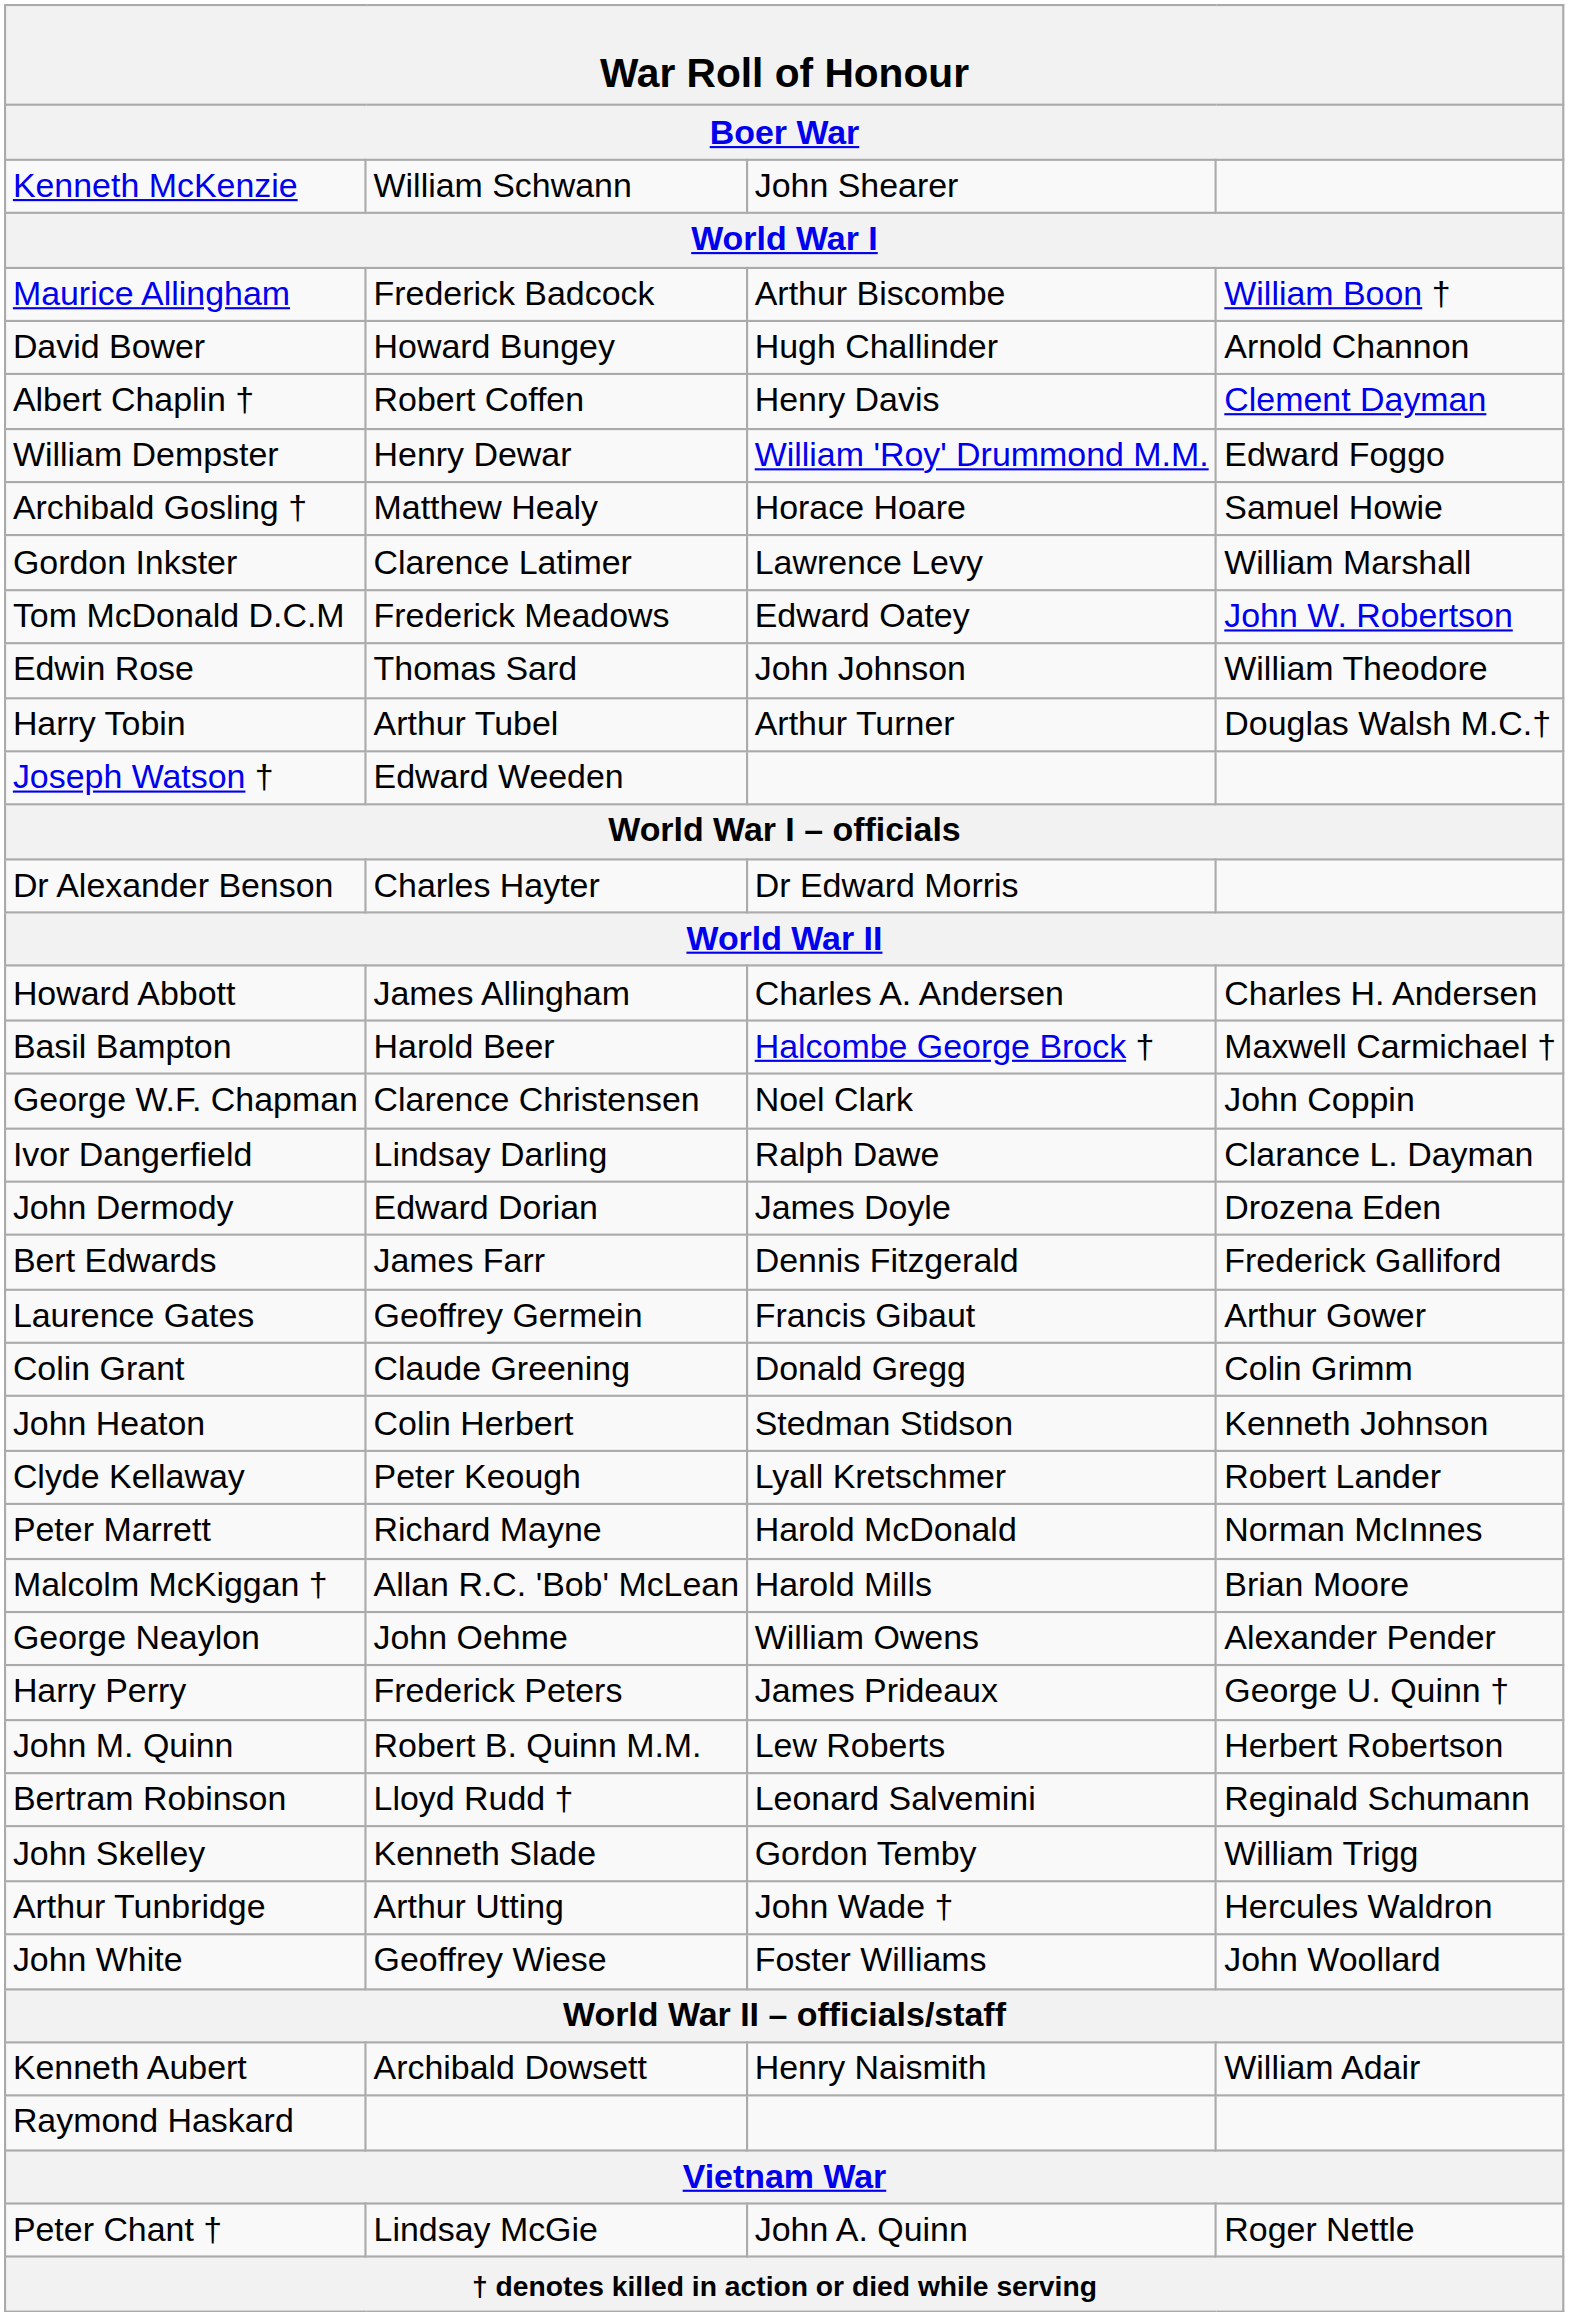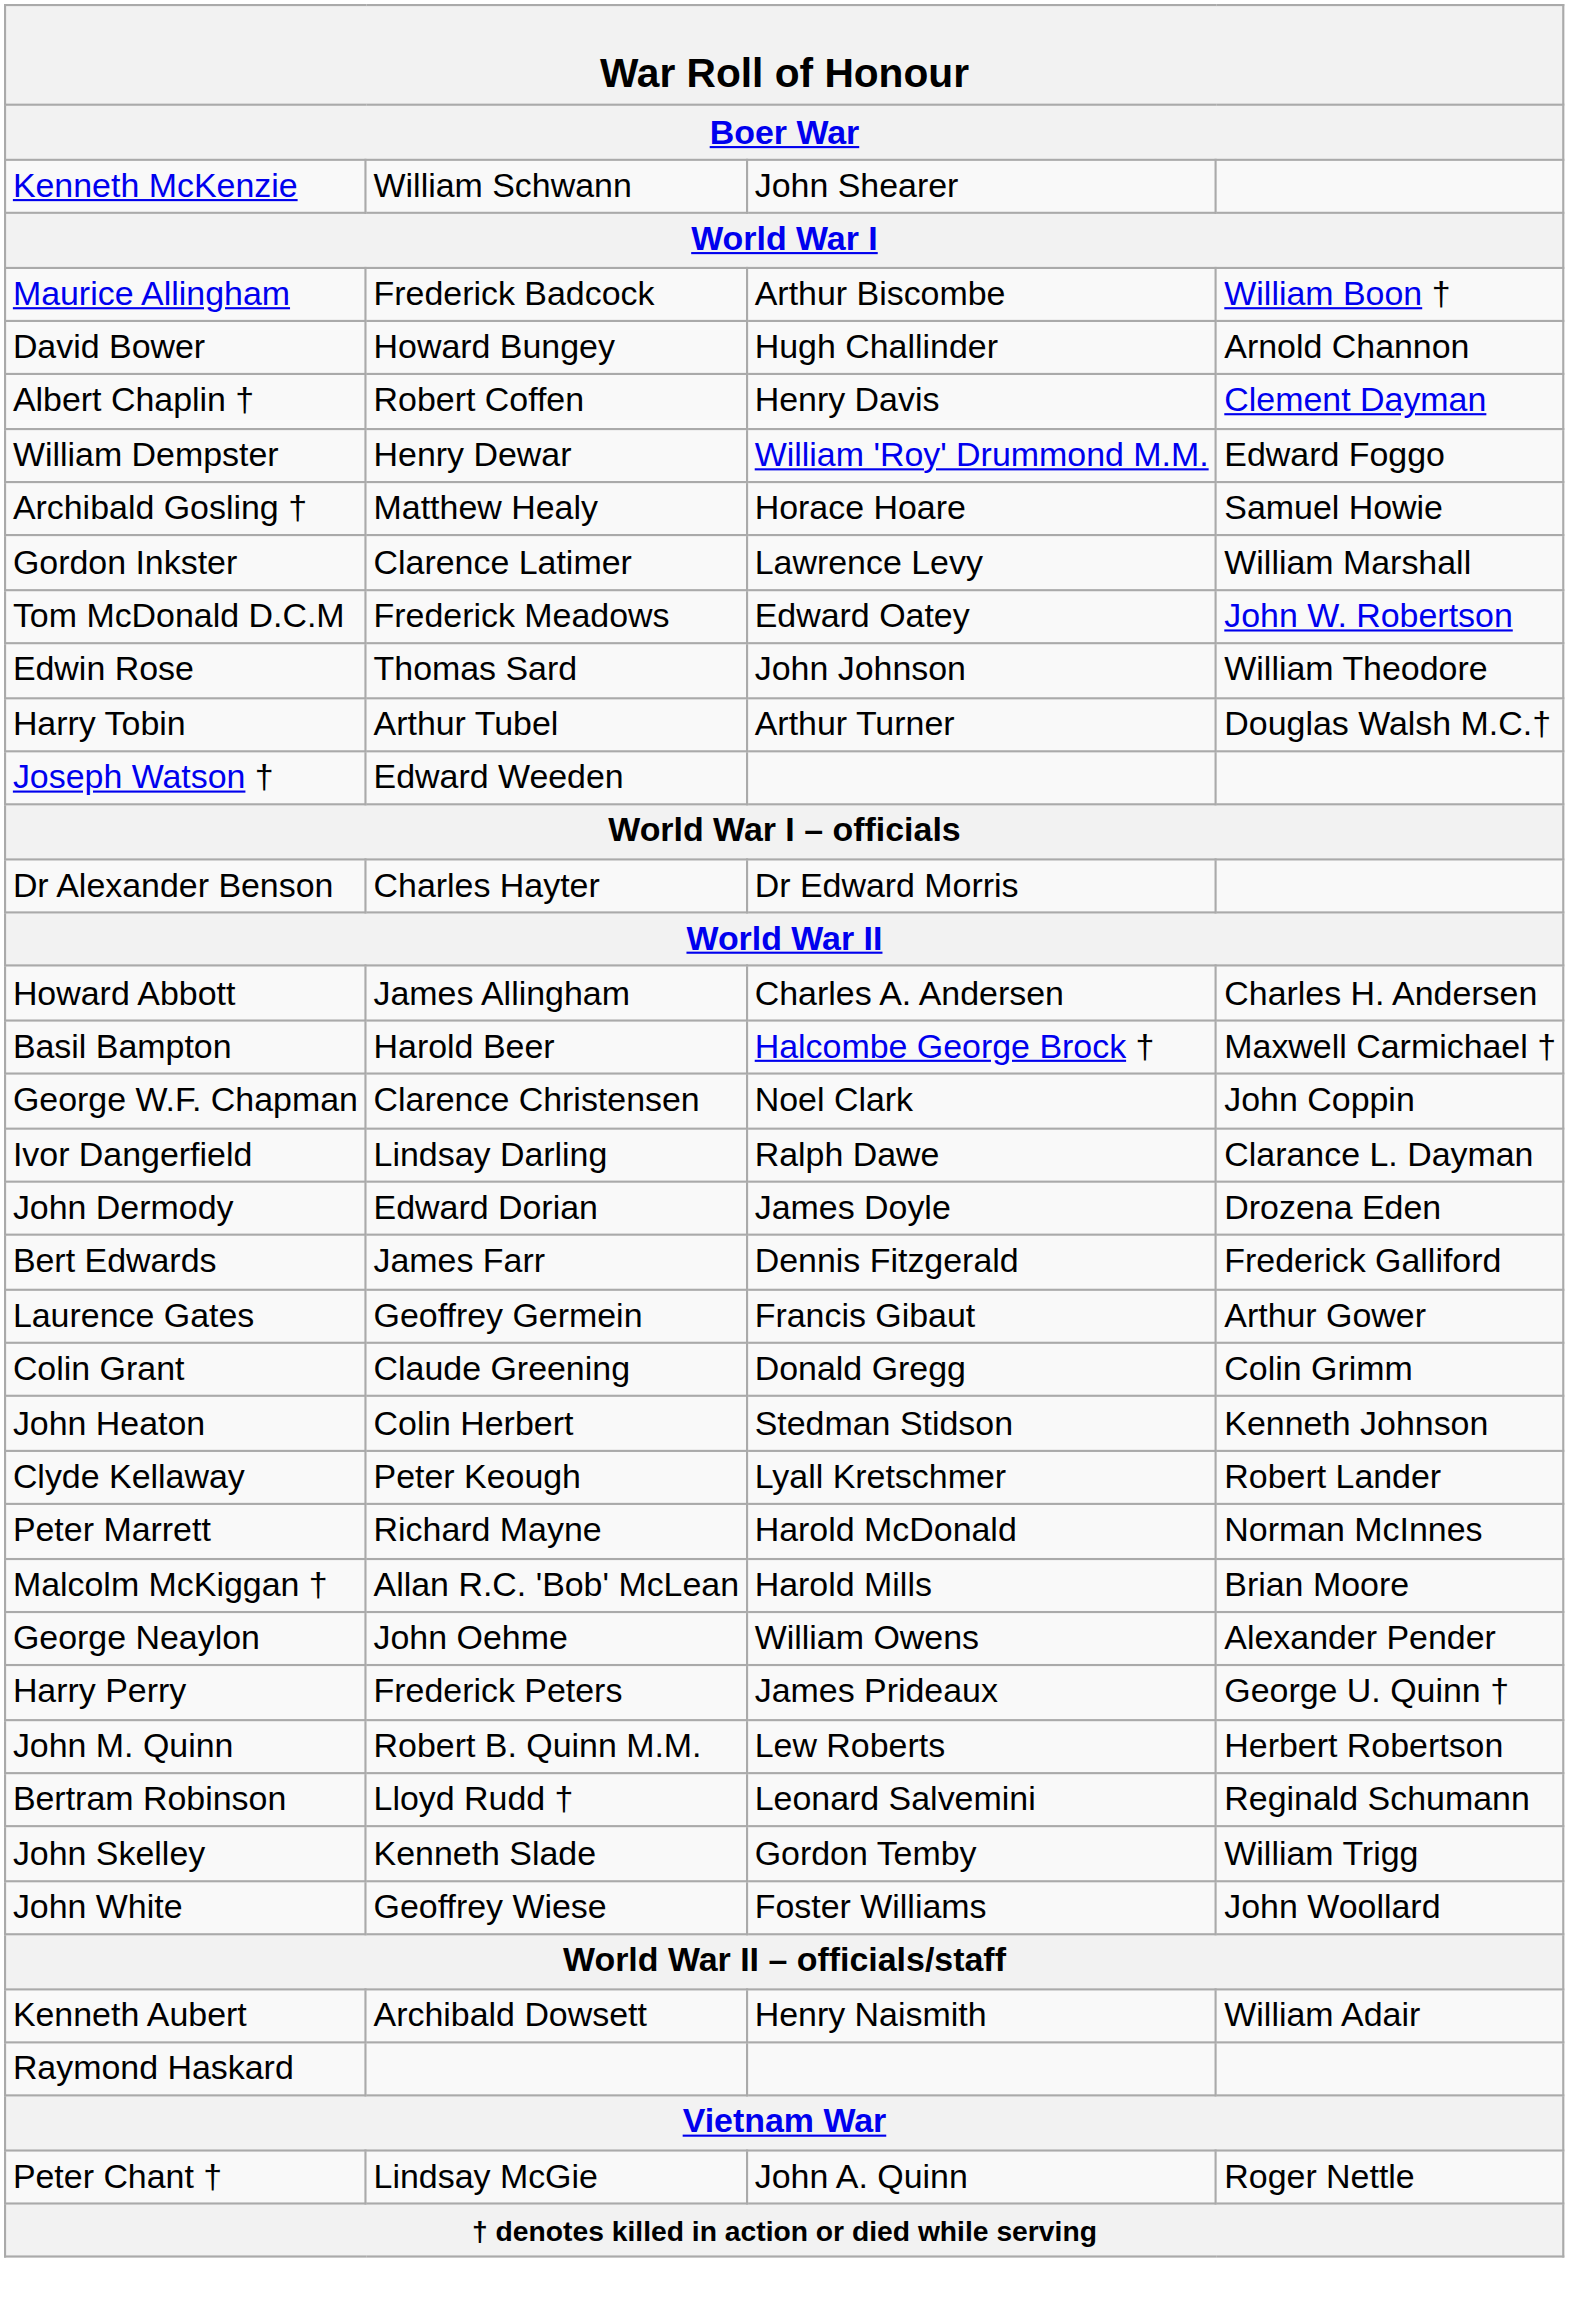- row: (139, 1907)
